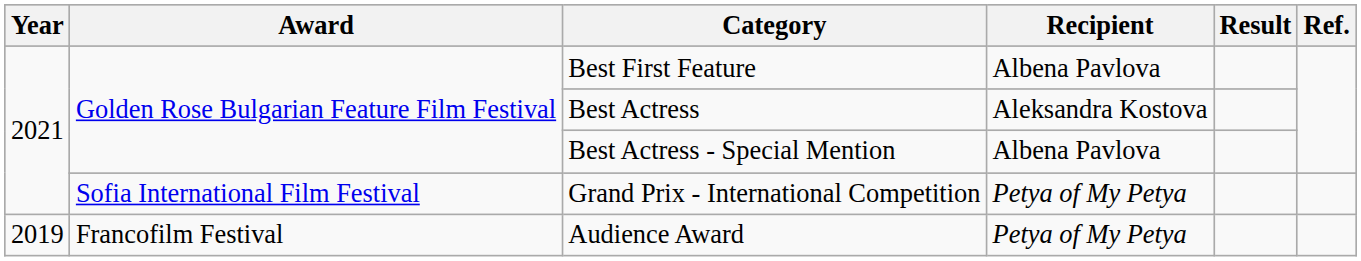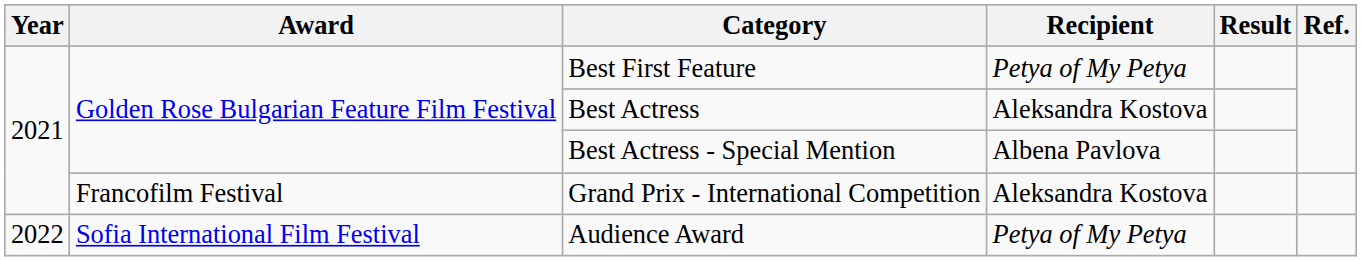(1076, 67) Albena Pavlova -> (1090, 67) Petya of My Petya
(248, 192) Sofia International Film Festival -> (180, 192) Francofilm Festival
(1090, 192) Petya of My Petya -> (1100, 192) Aleksandra Kostova
(37, 234) 2019 -> (37, 234) 2022
(180, 234) Francofilm Festival -> (248, 234) Sofia International Film Festival
